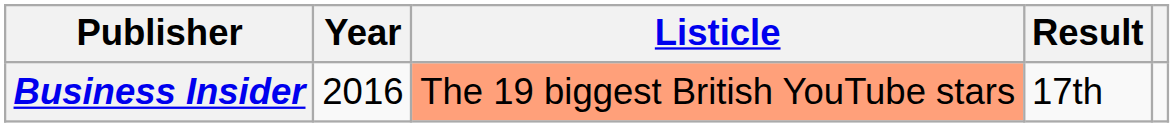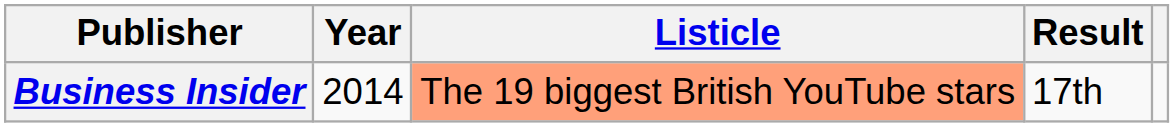(363, 91) 2016 -> (363, 91) 2014
